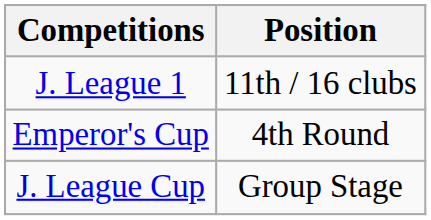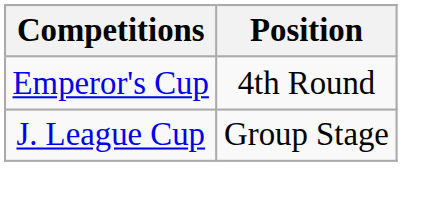- row: (111, 82)
